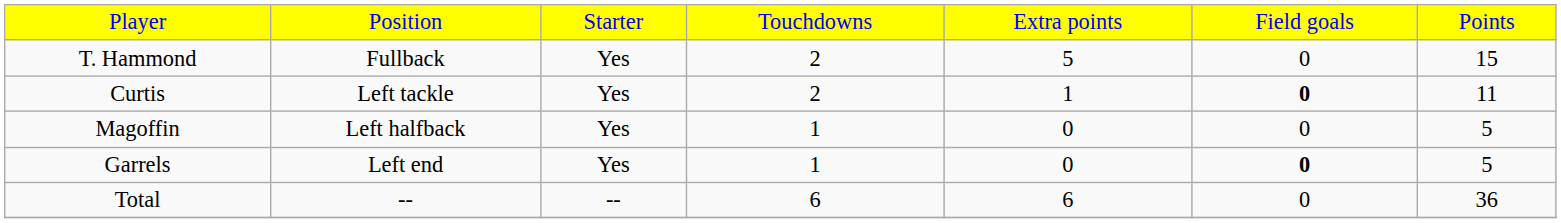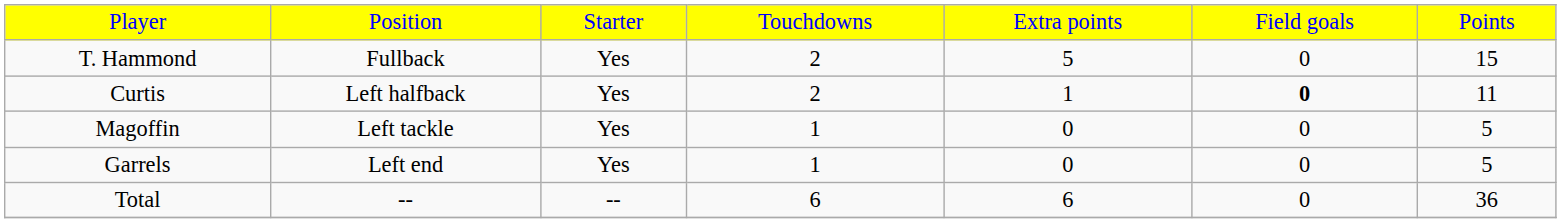(406, 93) Left tackle -> (406, 93) Left halfback
(406, 128) Left halfback -> (406, 128) Left tackle
(1305, 164) bold -> (1305, 164) normal
